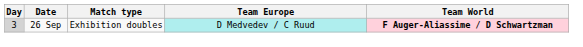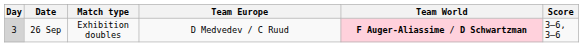+ column: (561, 11)
(266, 25) paleturquoise background -> (240, 30) no background
